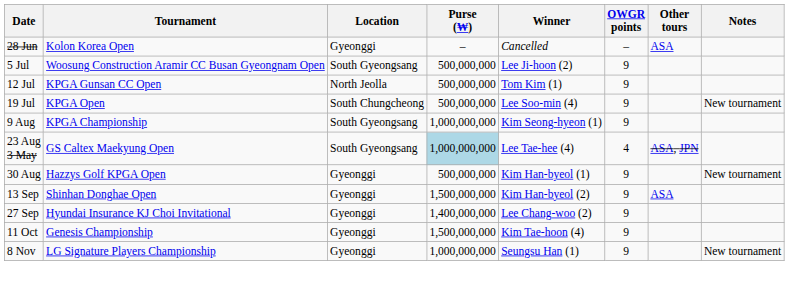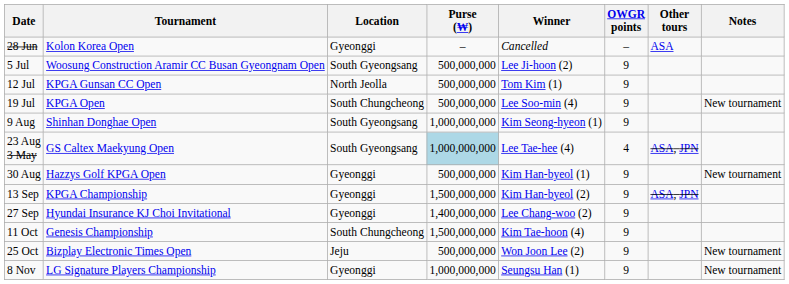(97, 123) KPGA Championship -> (101, 123) Shinhan Donghae Open
(101, 193) Shinhan Donghae Open -> (97, 193) KPGA Championship
(662, 193) ASA -> (674, 193) ASA, JPN
(353, 232) Gyeonggi -> (377, 232) South Chungcheong
+ row: (23, 251)
